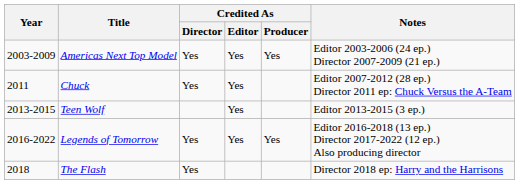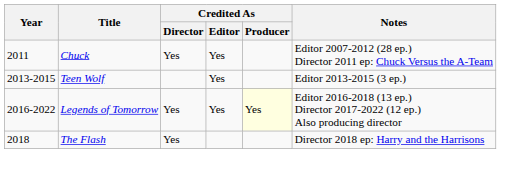- row: (119, 55)
(272, 139) no background -> (253, 109) lightyellow background
